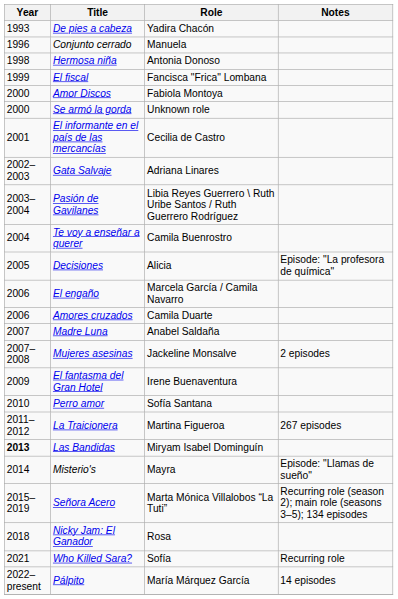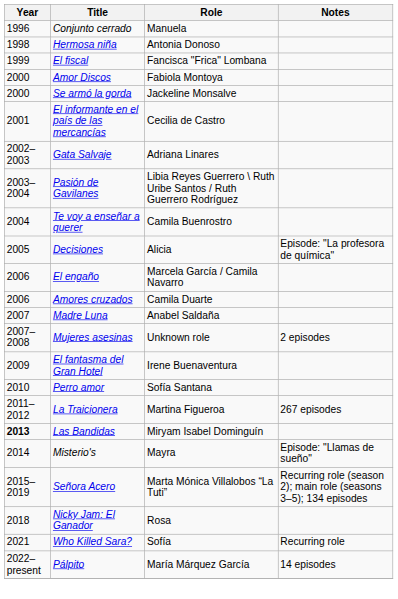- row: (92, 28)
(178, 110) Unknown role -> (192, 93) Jackeline Monsalve
(192, 354) Jackeline Monsalve -> (178, 337) Unknown role
